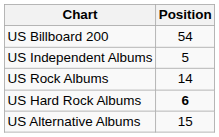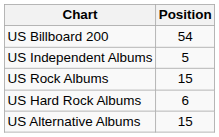(185, 79) 14 -> (185, 79) 15
(185, 100) bold -> (185, 100) normal
